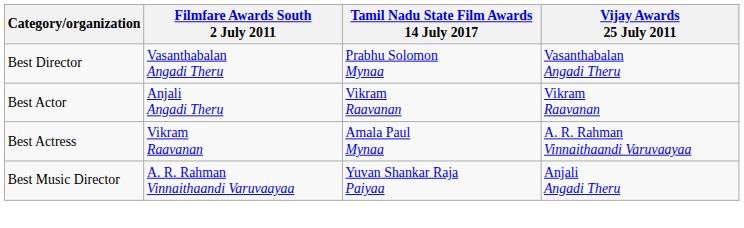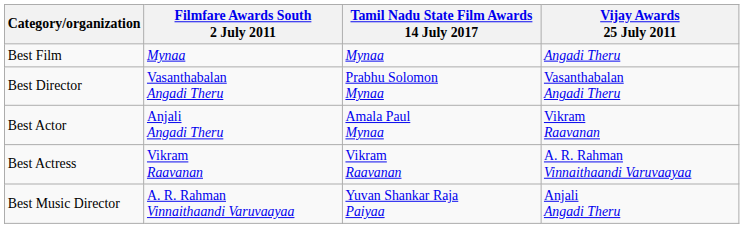+ row: (35, 55)
(373, 102) Vikram Raavanan -> (378, 125) Amala Paul Mynaa
(378, 141) Amala Paul Mynaa -> (373, 164) Vikram Raavanan
